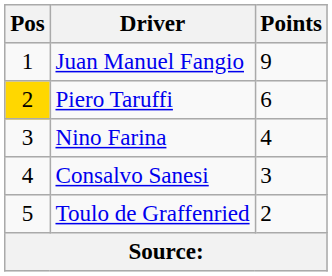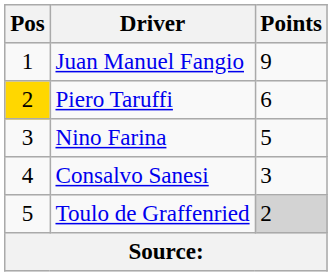(266, 138) 4 -> (266, 138) 5
(266, 214) no background -> (266, 214) lightgrey background
